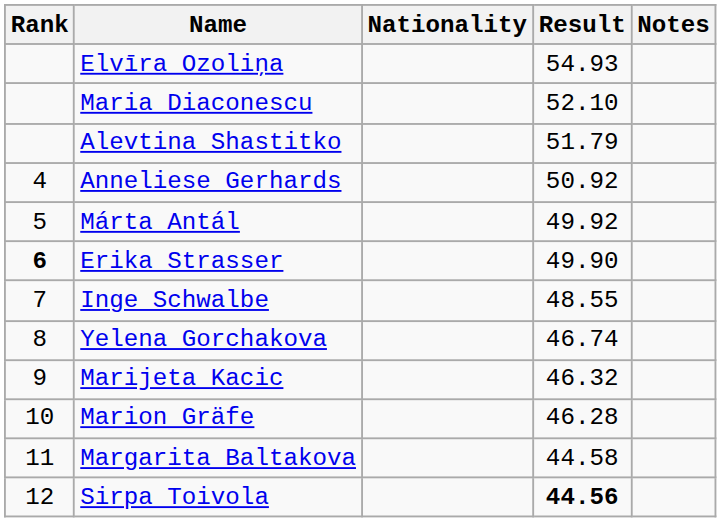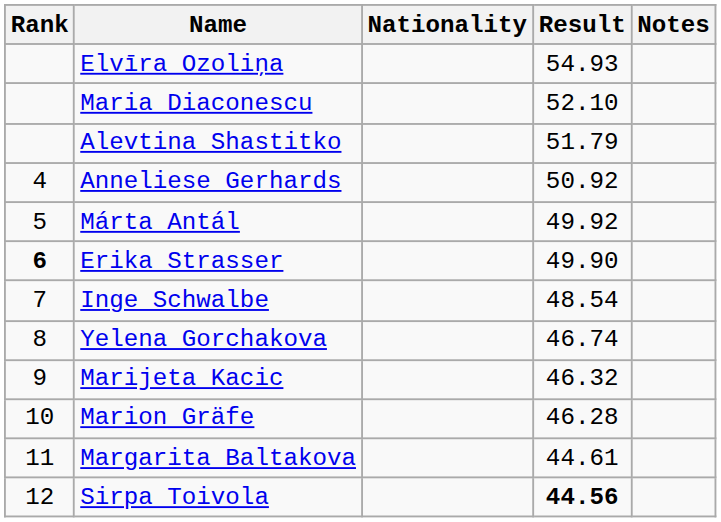(582, 300) 48.55 -> (582, 300) 48.54
(582, 458) 44.58 -> (582, 458) 44.61
